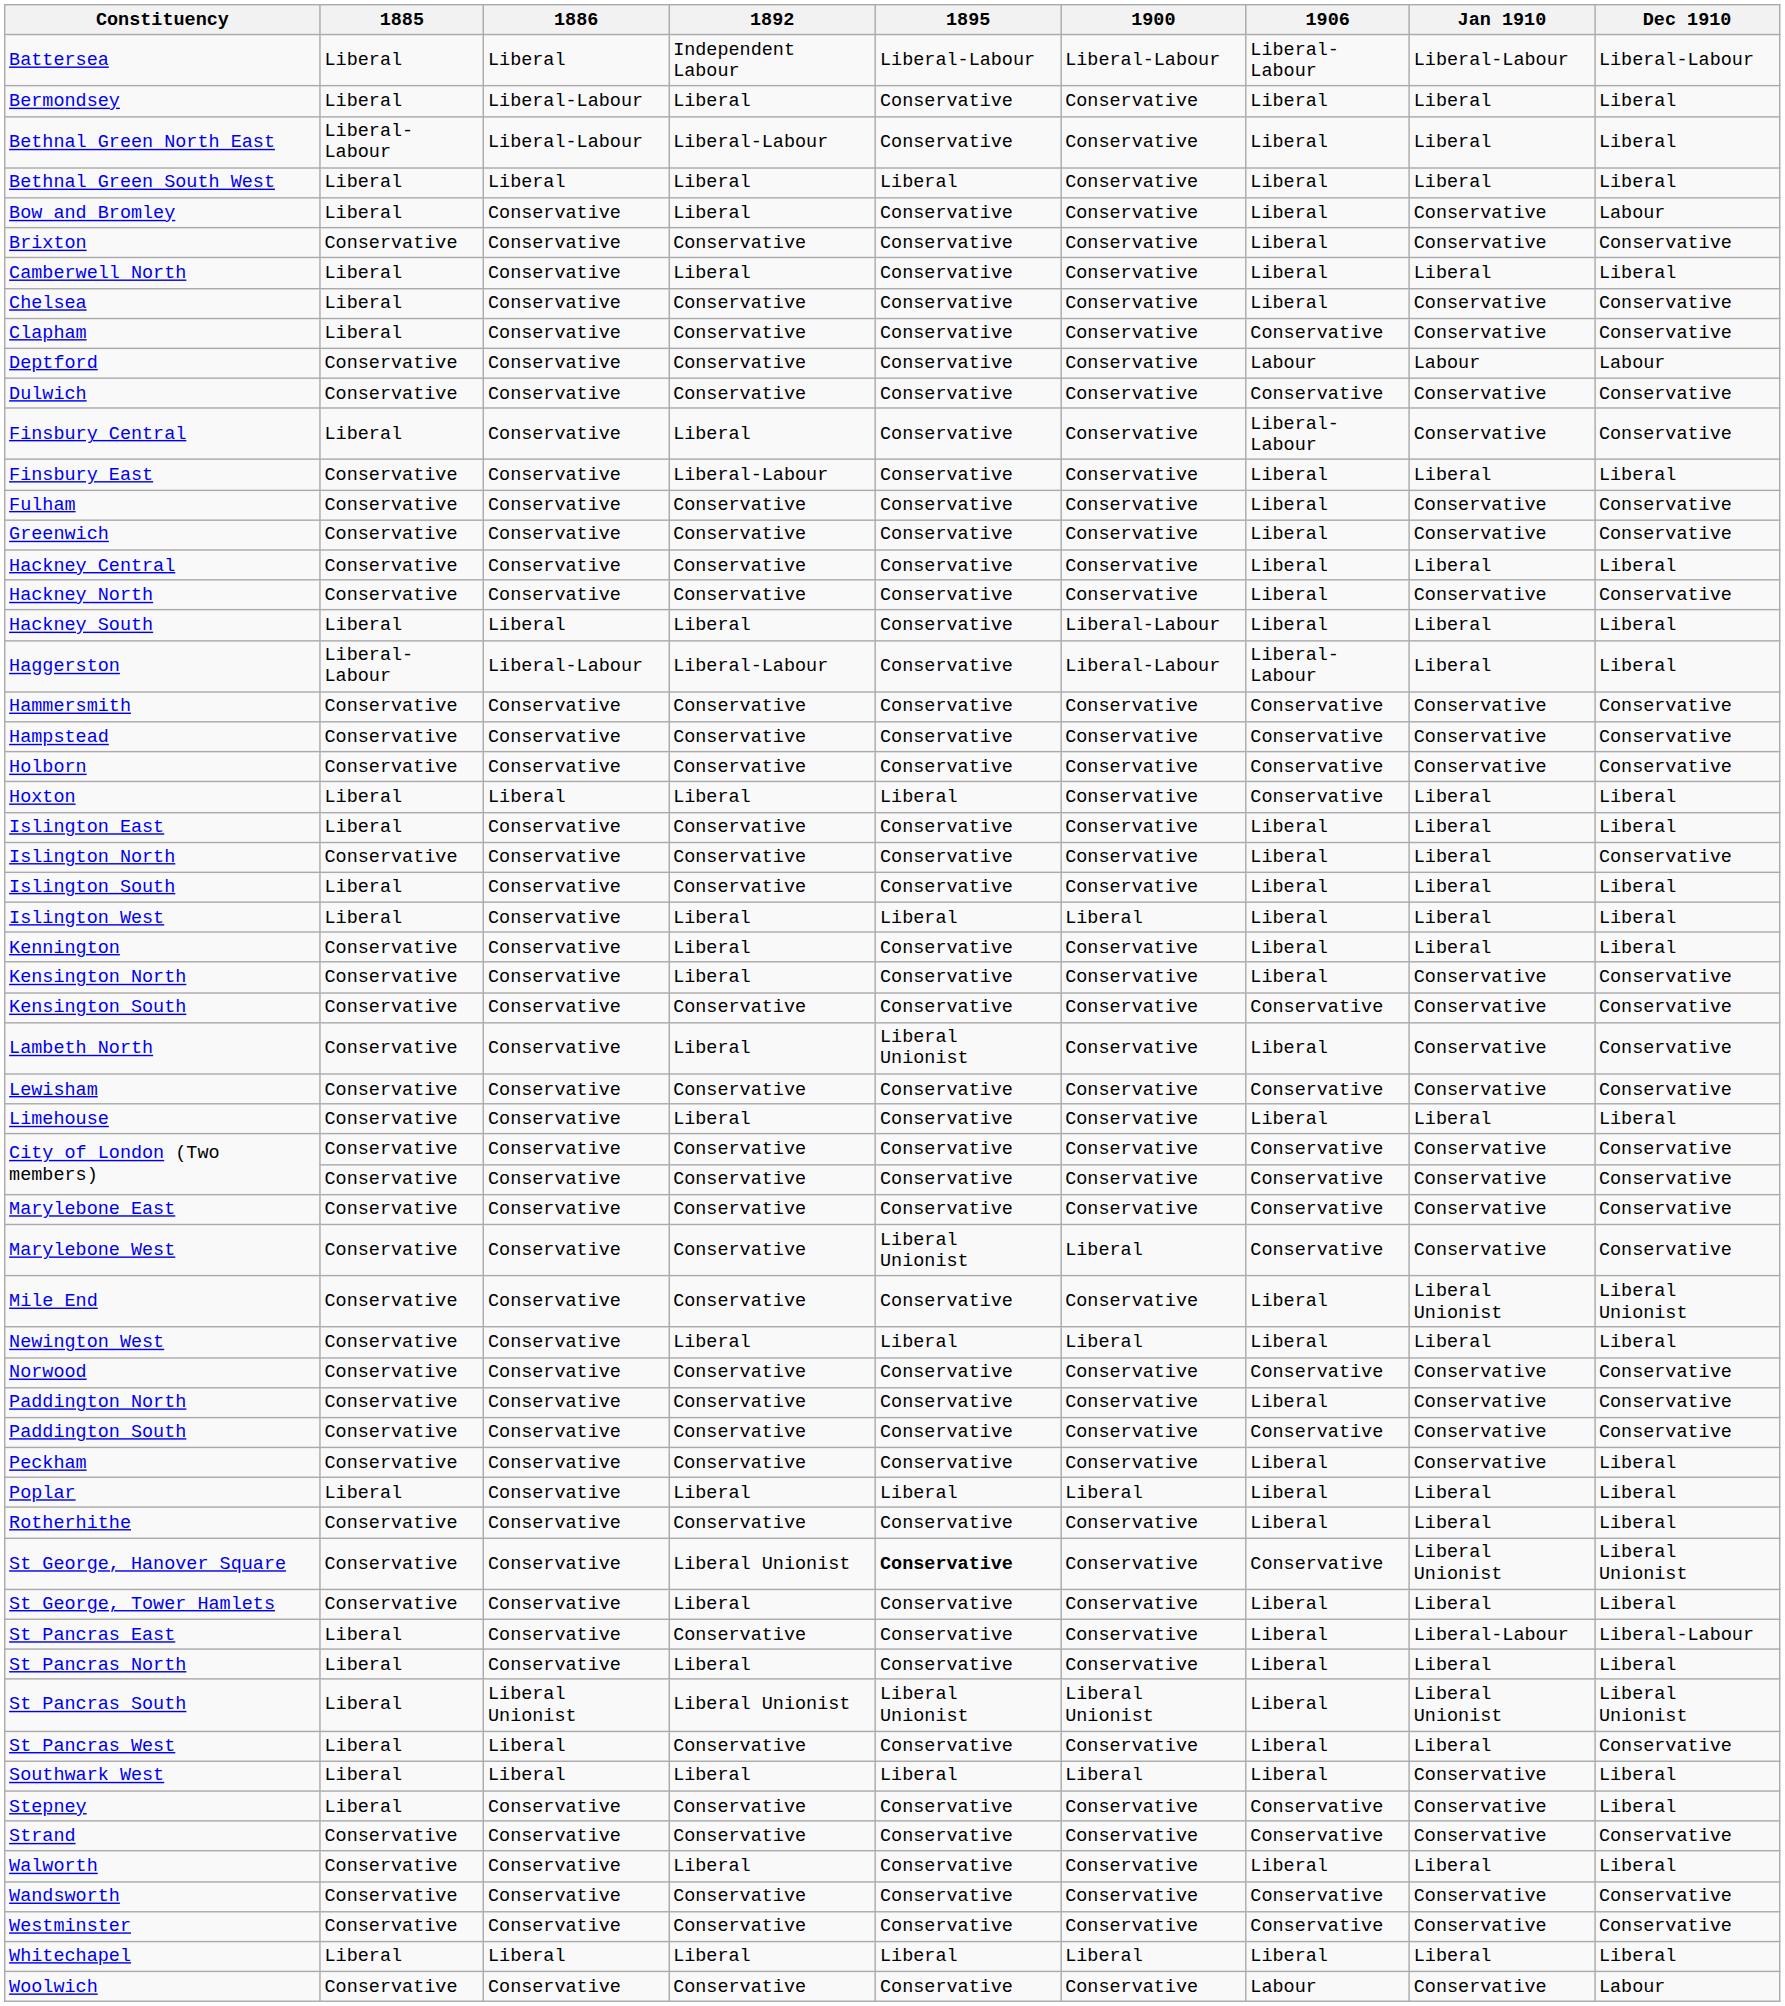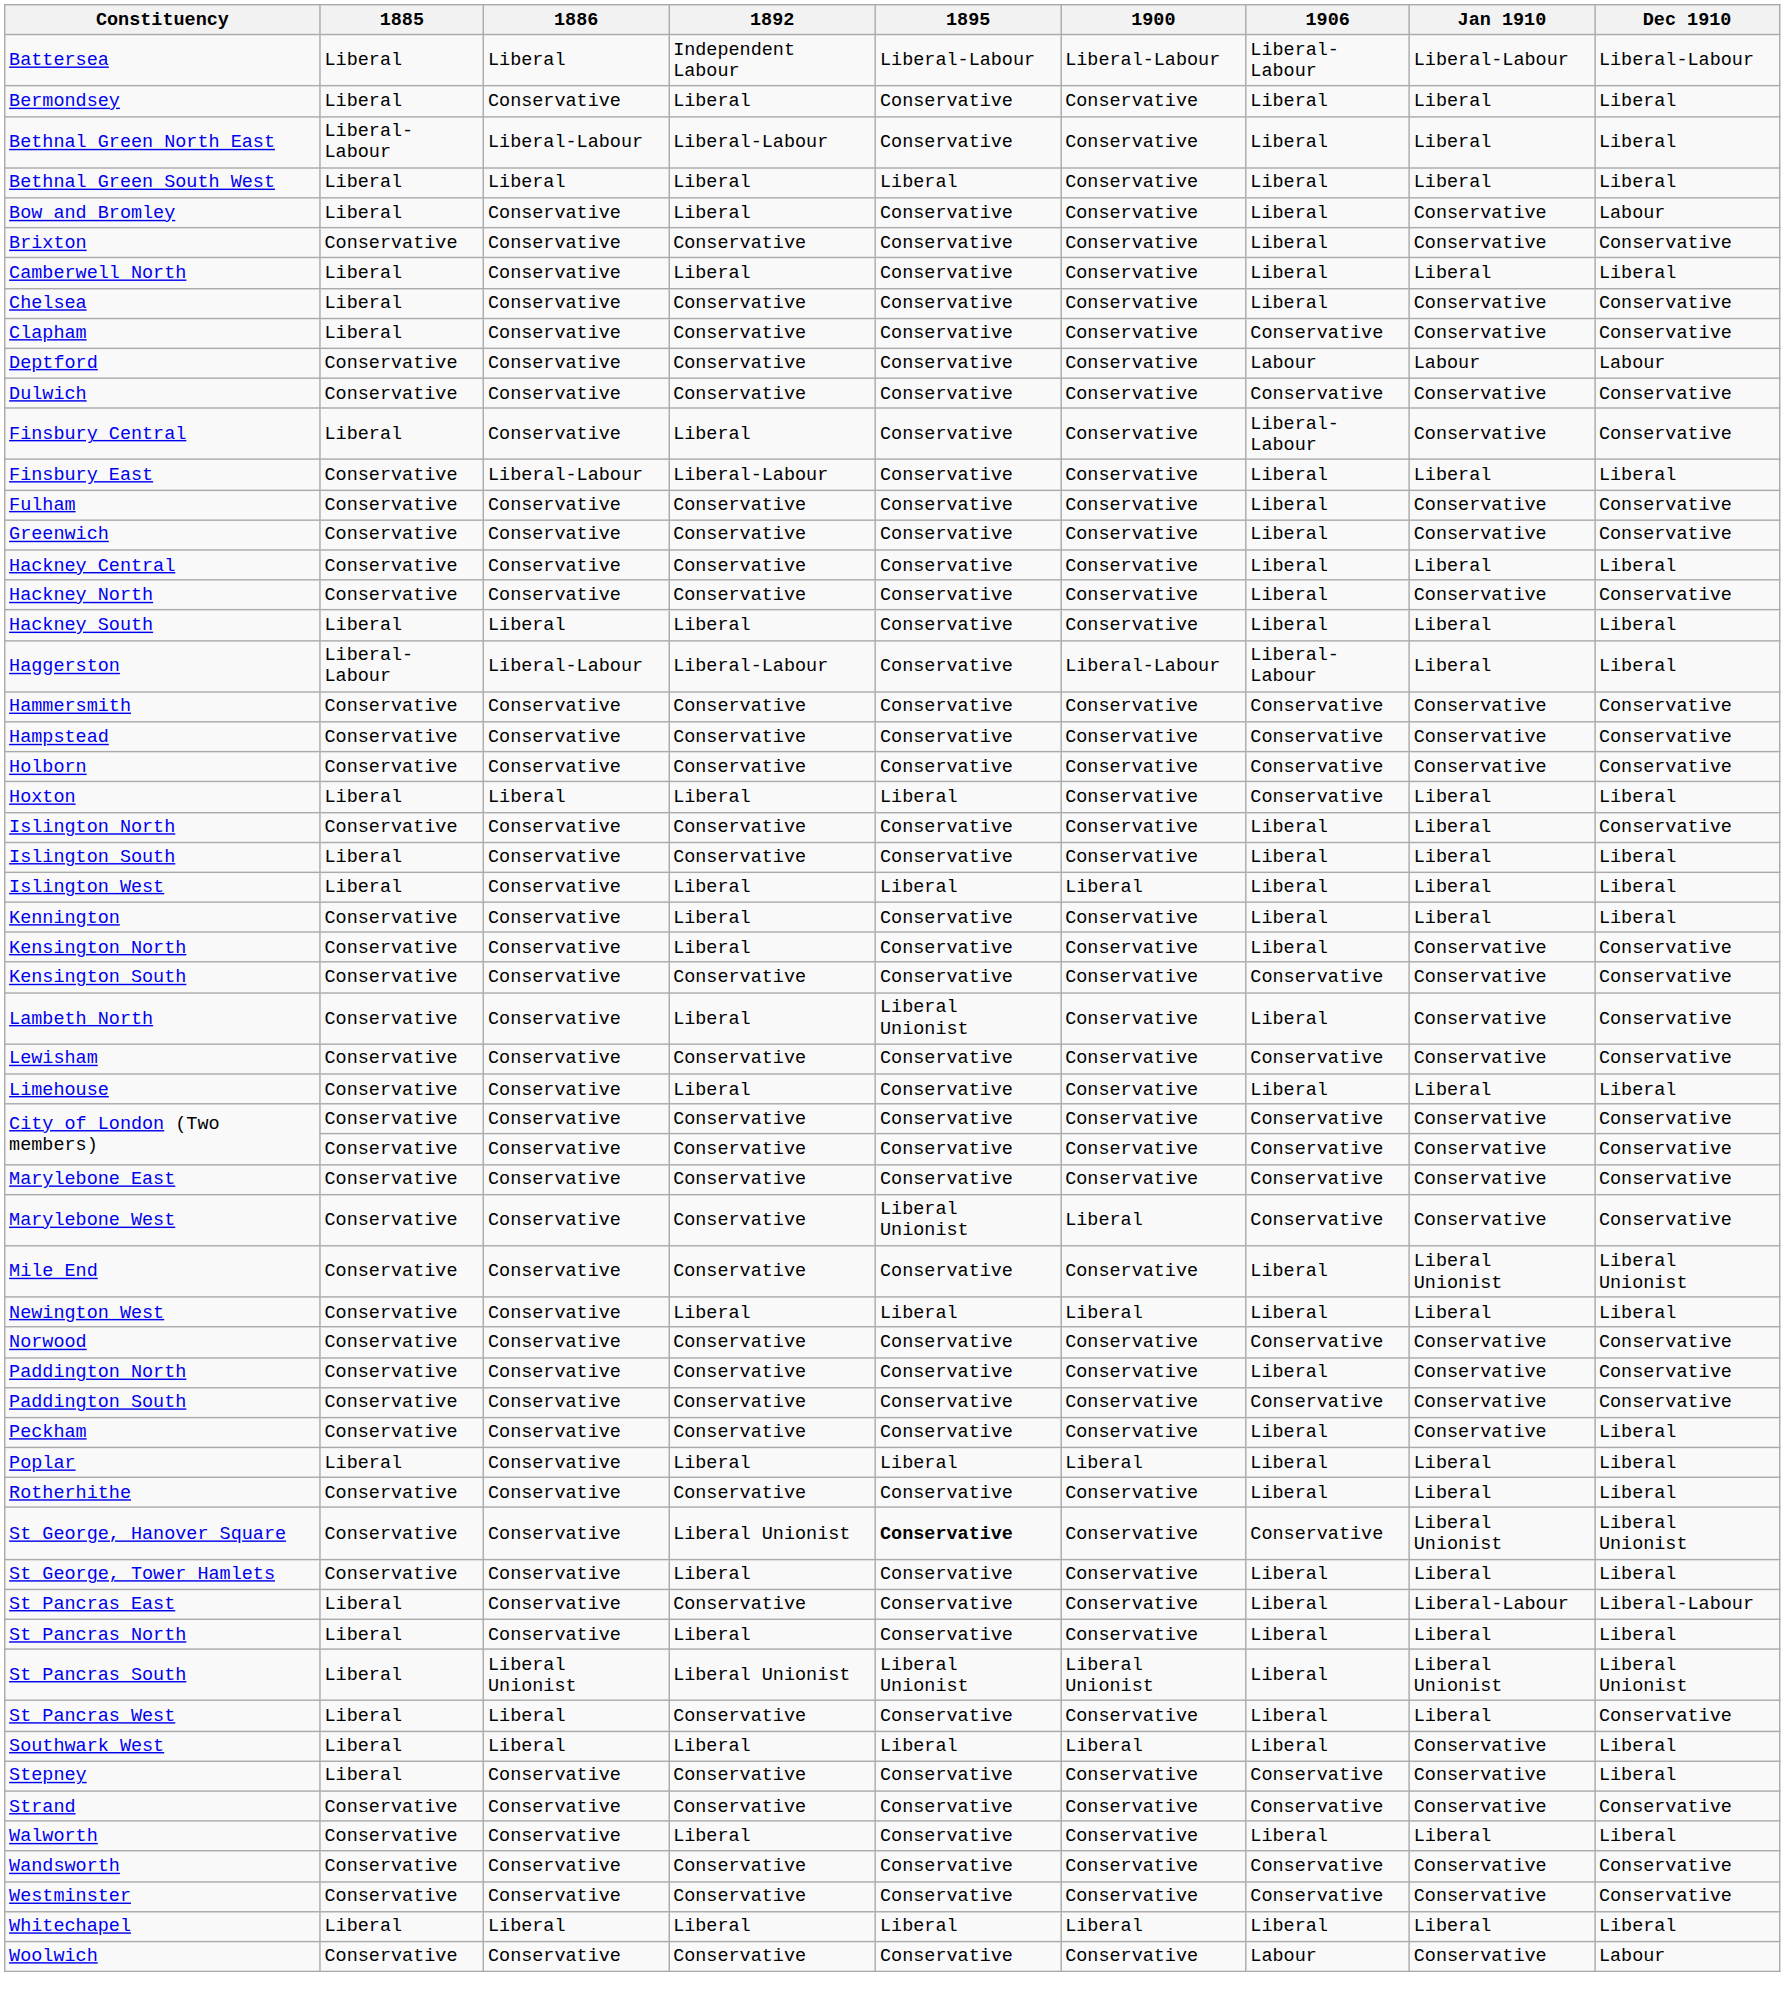(566, 101) Liberal-Labour -> (554, 101) Conservative
(554, 475) Conservative -> (566, 475) Liberal-Labour
(1143, 625) Liberal-Labour -> (1132, 625) Conservative
- row: (87, 827)
